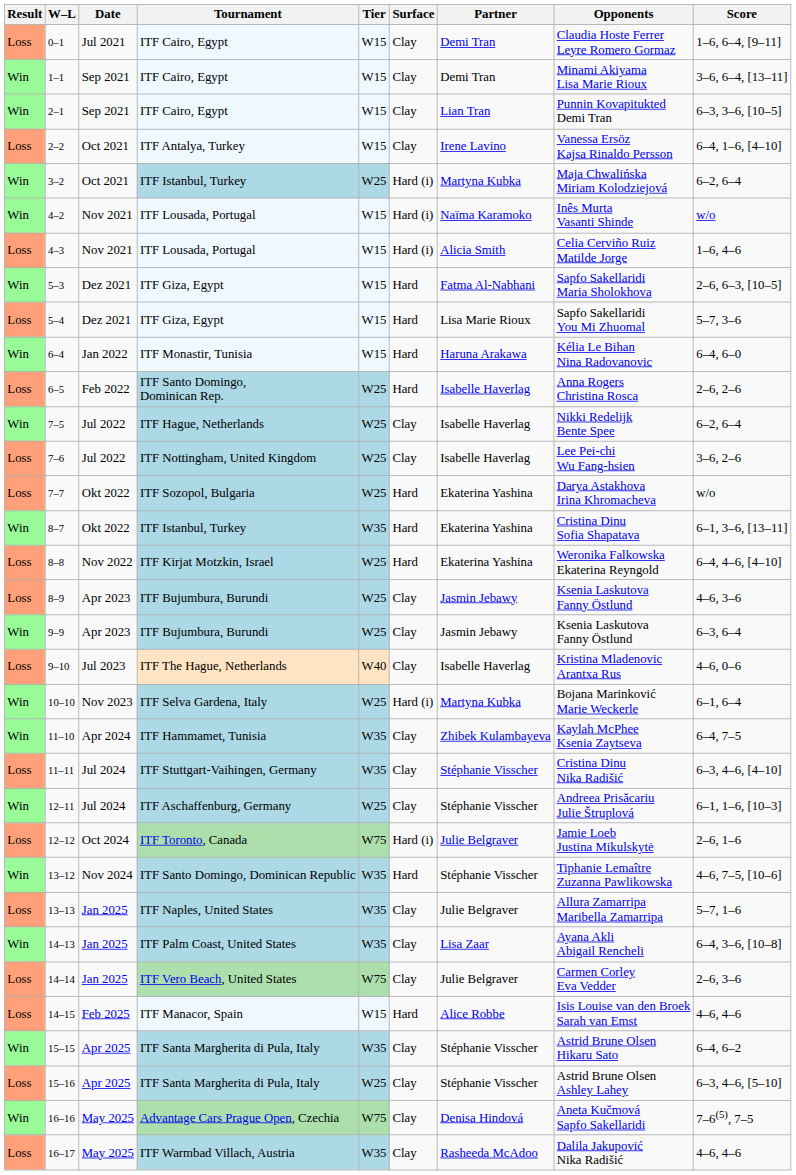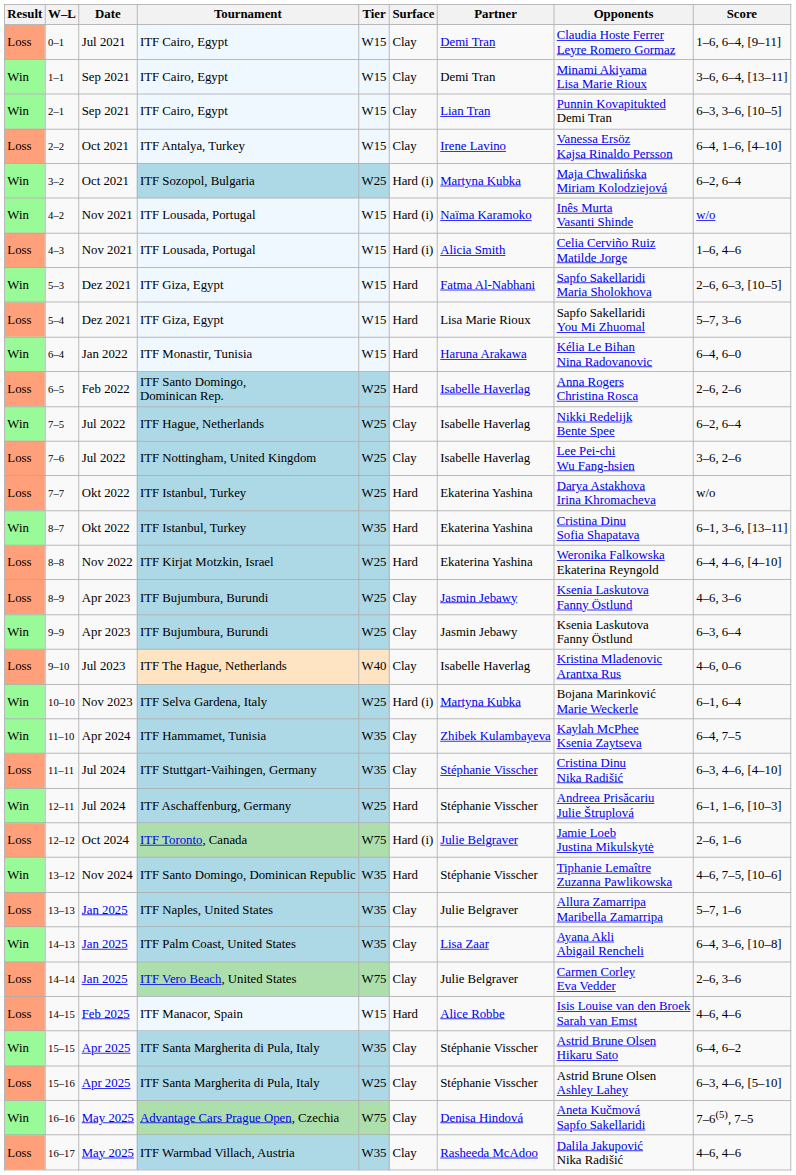(193, 180) ITF Istanbul, Turkey -> (197, 180) ITF Sozopol, Bulgaria
(197, 493) ITF Sozopol, Bulgaria -> (193, 493) ITF Istanbul, Turkey
(404, 805) Clay -> (405, 805) Hard
